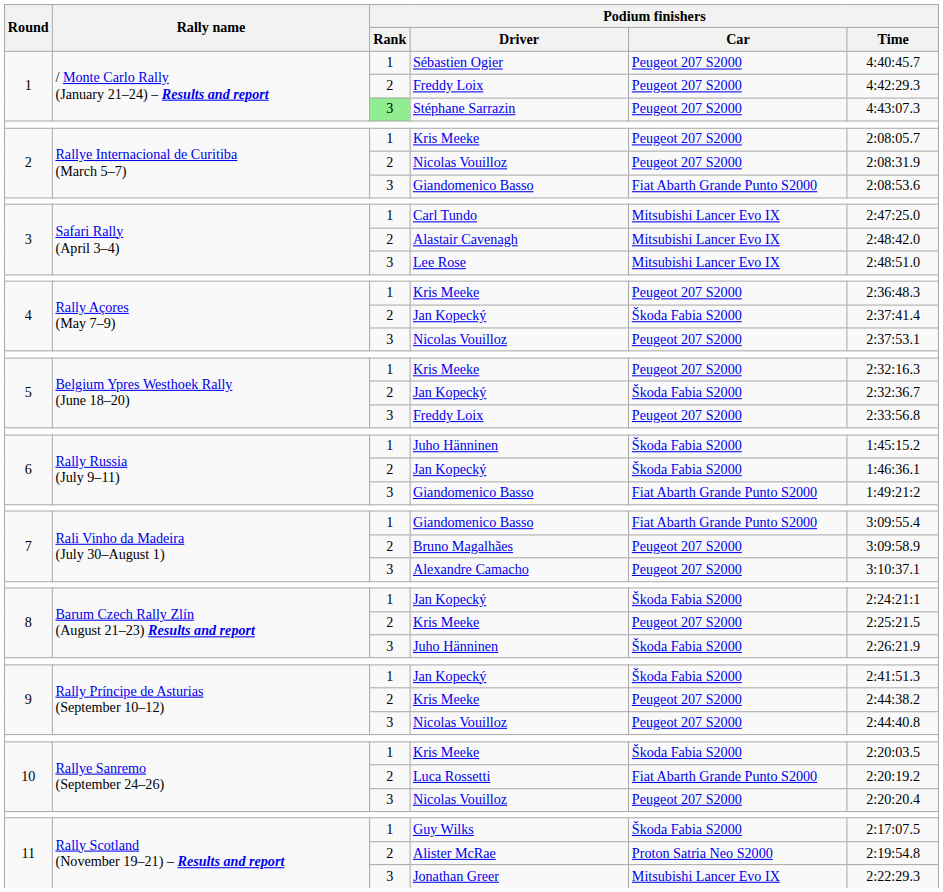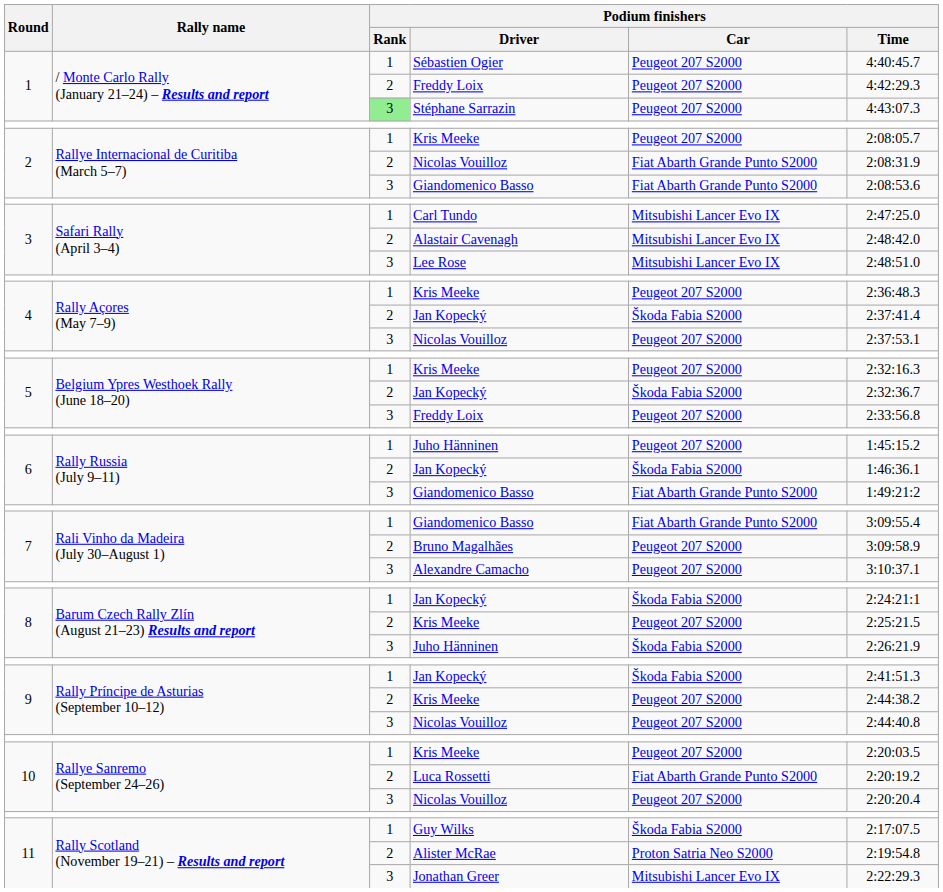(687, 162) Peugeot 207 S2000 -> (725, 162) Fiat Abarth Grande Punto S2000
(687, 445) Škoda Fabia S2000 -> (687, 445) Peugeot 207 S2000
(687, 752) Škoda Fabia S2000 -> (687, 752) Peugeot 207 S2000
